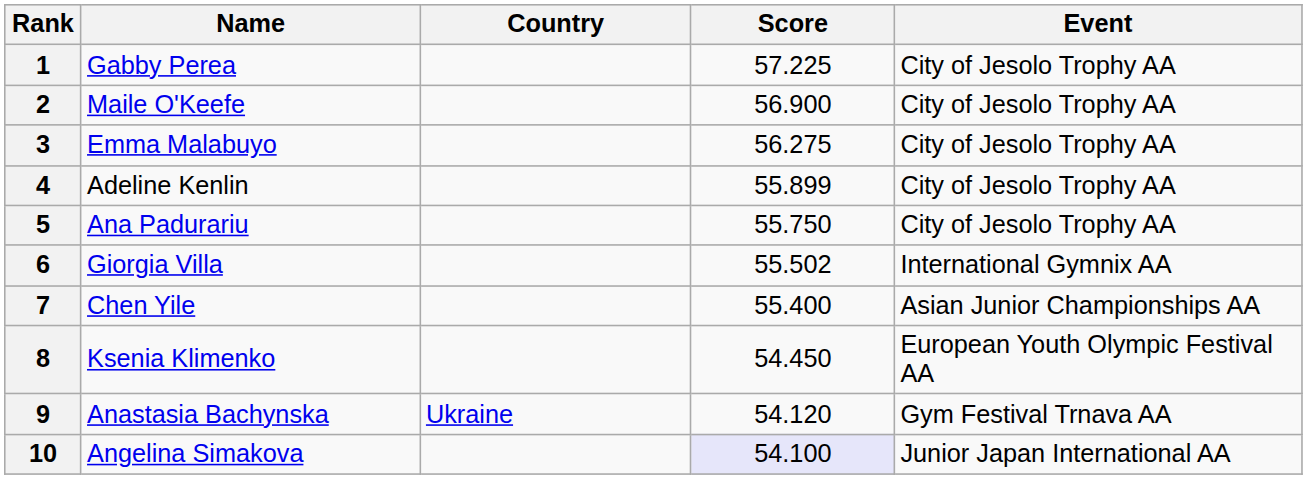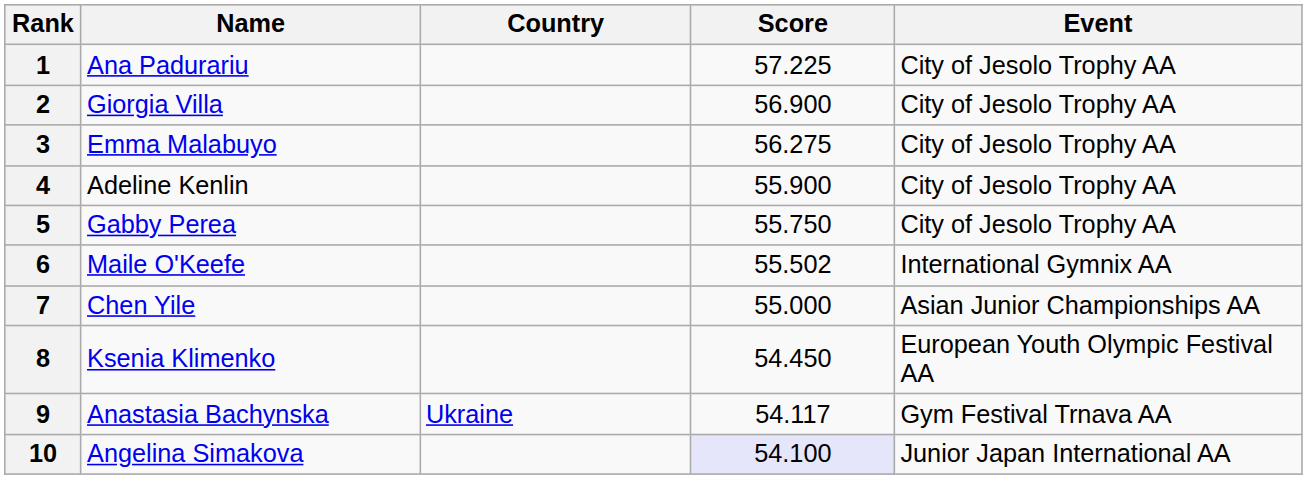(162, 64) Gabby Perea -> (168, 64) Ana Padurariu
(166, 104) Maile O'Keefe -> (155, 104) Giorgia Villa
(793, 184) 55.899 -> (793, 184) 55.900
(168, 225) Ana Padurariu -> (162, 225) Gabby Perea
(155, 265) Giorgia Villa -> (166, 265) Maile O'Keefe
(793, 305) 55.400 -> (793, 305) 55.000
(793, 413) 54.120 -> (793, 413) 54.117
